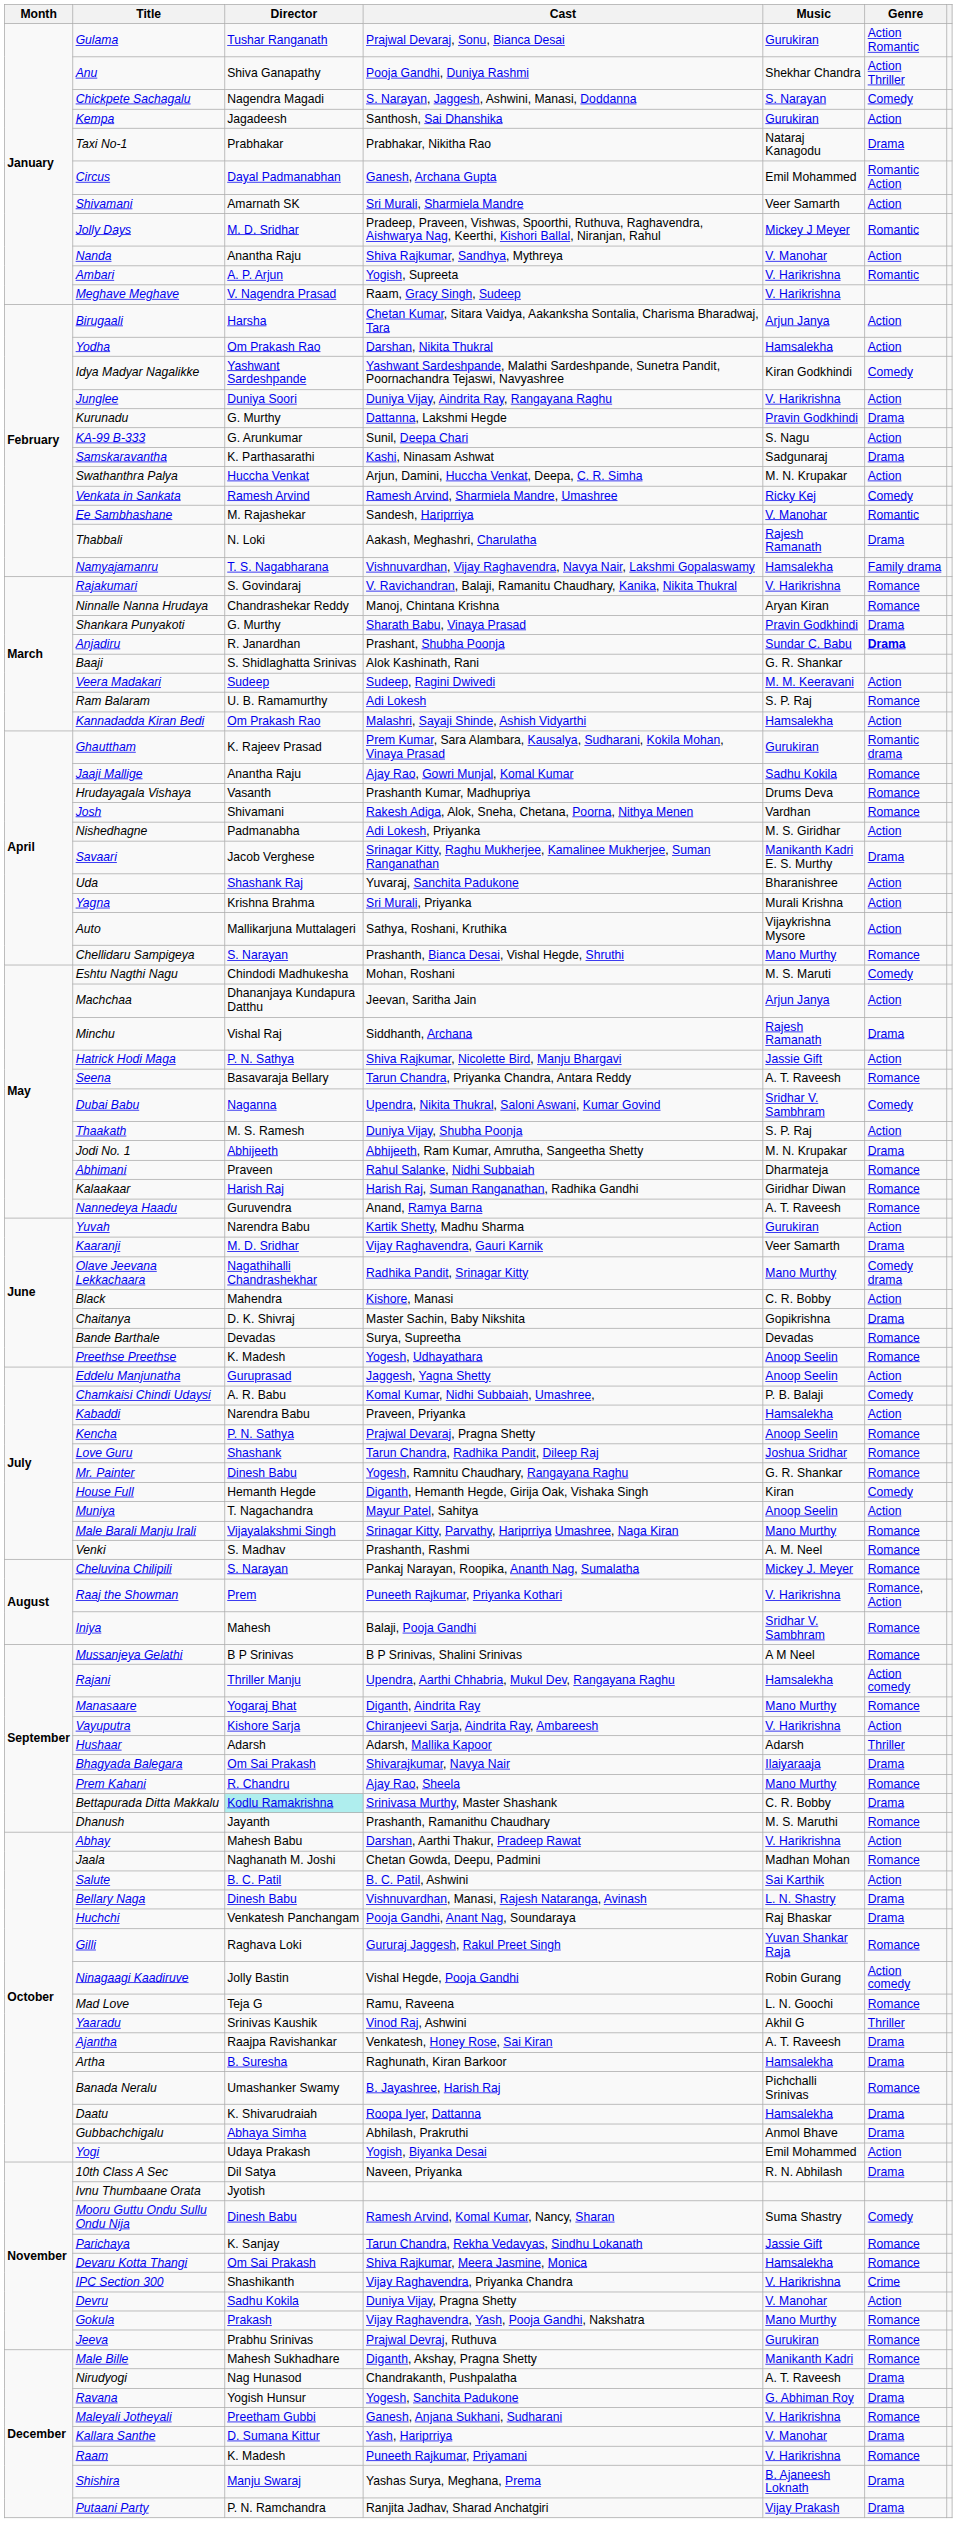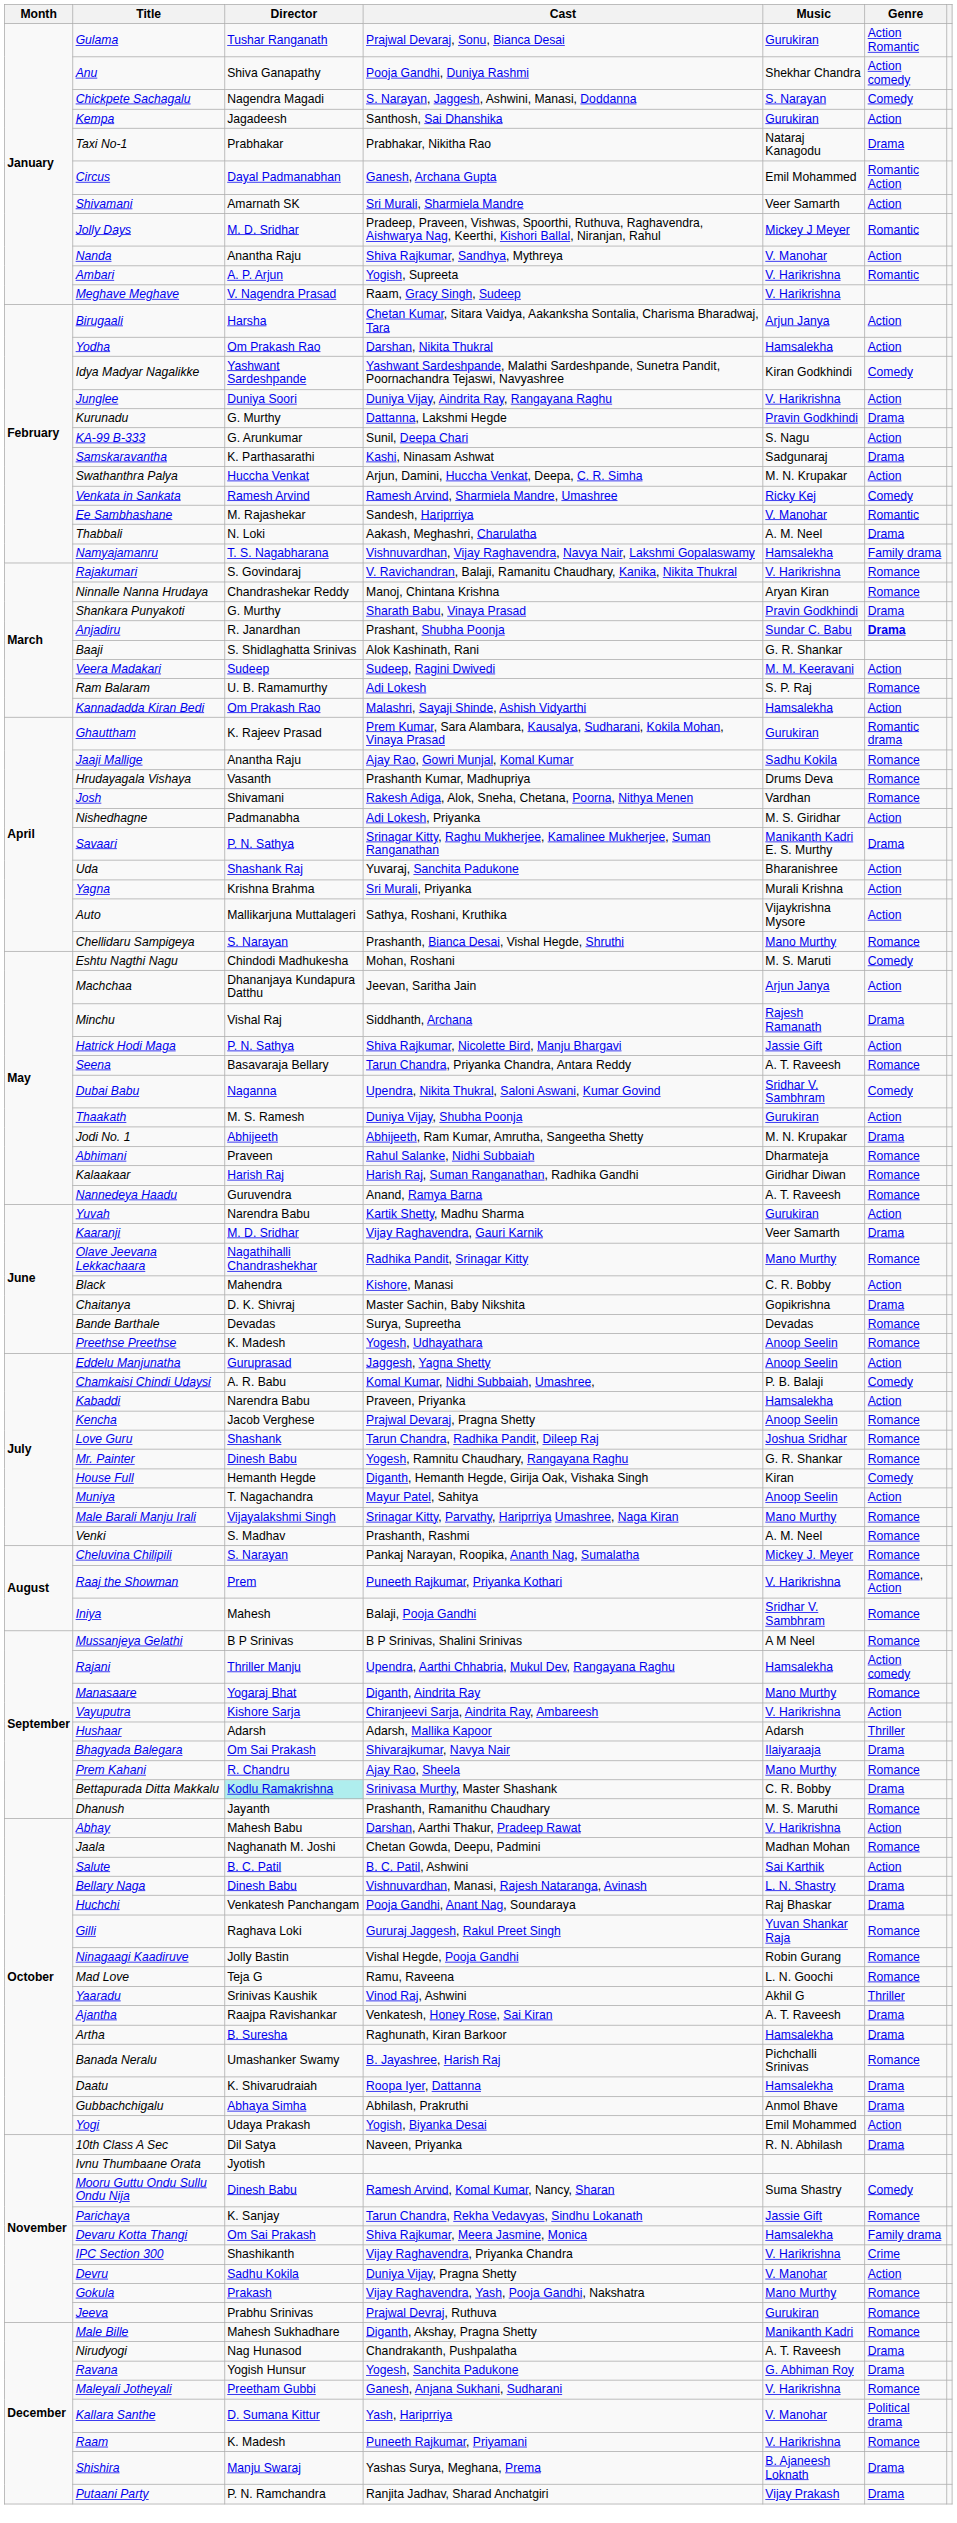(886, 73) Action Thriller -> (889, 73) Action comedy
(793, 541) Rajesh Ramanath -> (794, 534) A. M. Neel
(271, 857) Jacob Verghese -> (261, 843) P. N. Sathya
(789, 1131) S. P. Raj -> (792, 1117) Gurukiran
(890, 1273) Comedy drama -> (894, 1259) Romance
(261, 1434) P. N. Sathya -> (271, 1420) Jacob Verghese
(889, 1977) Action comedy -> (894, 1957) Romance
(894, 2262) Romance -> (905, 2235) Family drama
(886, 2436) Drama -> (889, 2415) Political drama
